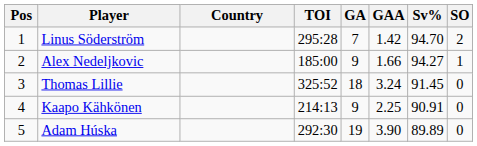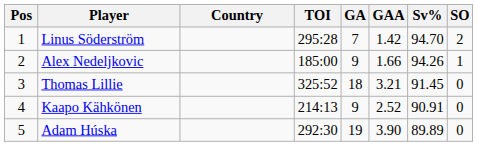(427, 61) 94.27 -> (427, 61) 94.26
(389, 84) 3.24 -> (389, 84) 3.21
(389, 107) 2.25 -> (389, 107) 2.52
